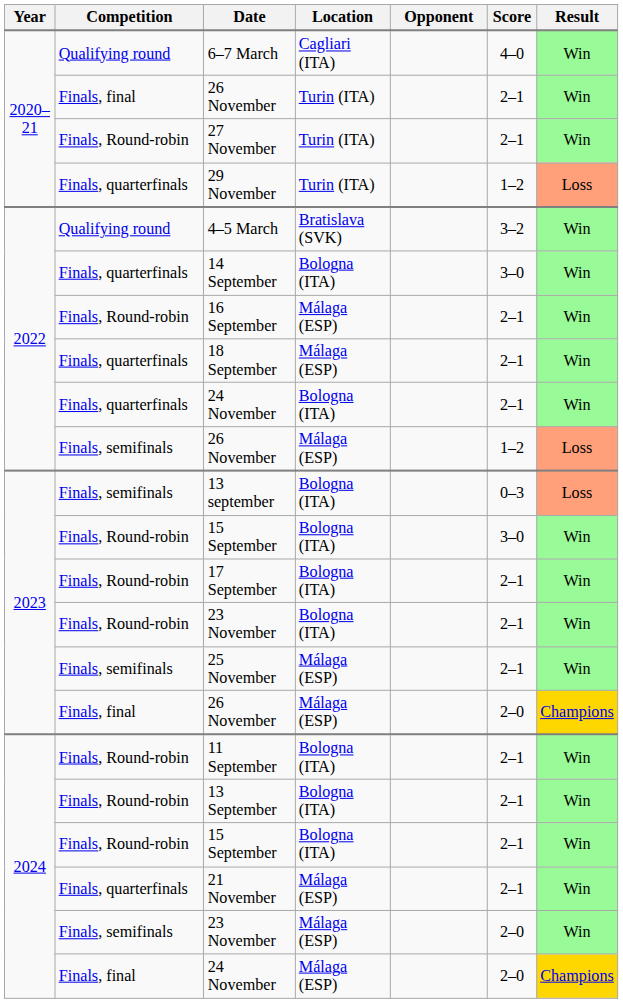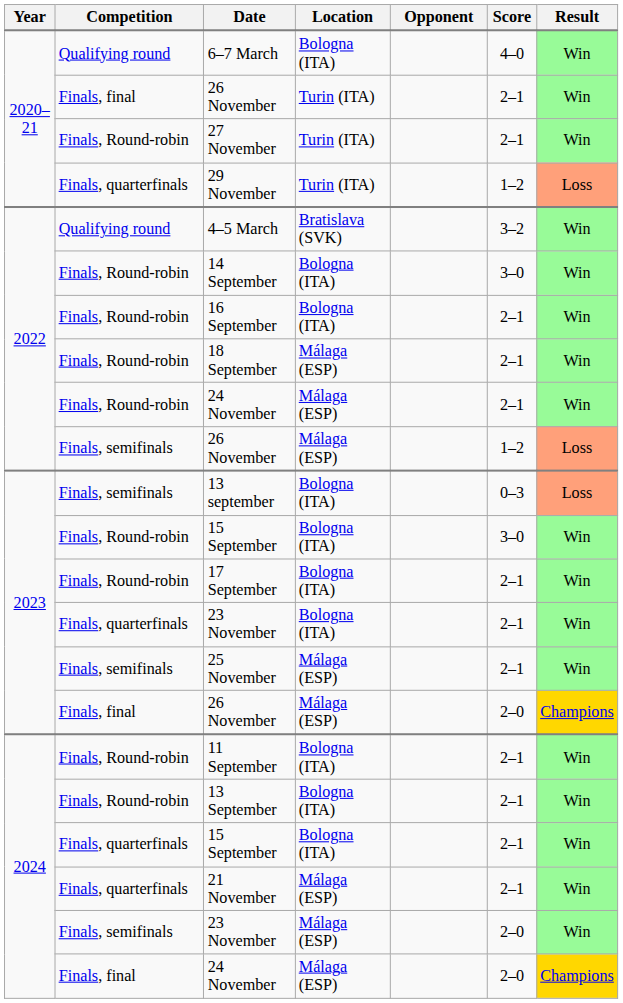(325, 53) Cagliari (ITA) -> (326, 53) Bologna (ITA)
(123, 273) Finals, quarterfinals -> (124, 273) Finals, Round-robin
(323, 316) Málaga (ESP) -> (326, 316) Bologna (ITA)
(123, 360) Finals, quarterfinals -> (124, 360) Finals, Round-robin
(123, 404) Finals, quarterfinals -> (124, 404) Finals, Round-robin
(326, 404) Bologna (ITA) -> (323, 404) Málaga (ESP)
(124, 624) Finals, Round-robin -> (123, 624) Finals, quarterfinals
(124, 844) Finals, Round-robin -> (123, 844) Finals, quarterfinals
